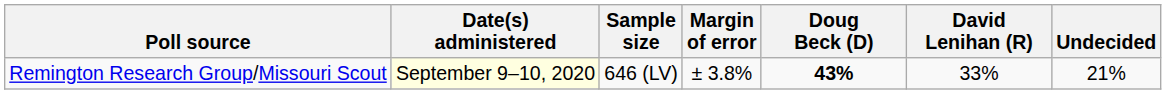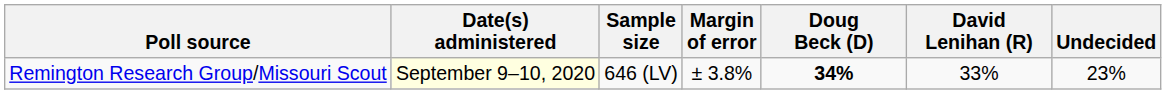(834, 73) 43% -> (834, 73) 34%
(1106, 73) 21% -> (1106, 73) 23%
